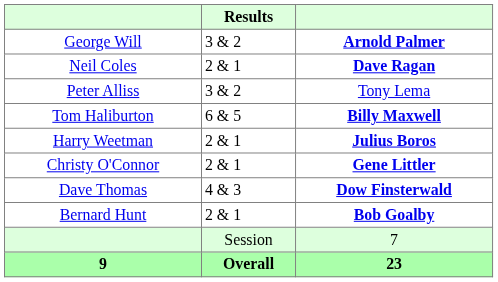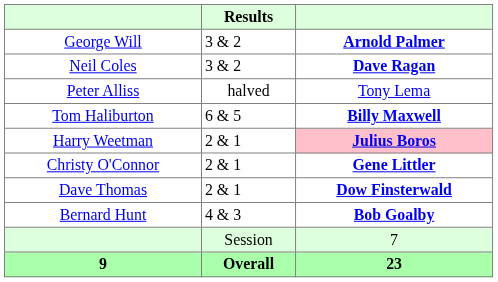(223, 66) 2 & 1 -> (223, 66) 3 & 2
(223, 91) 3 & 2 -> (249, 91) halved
(394, 140) no background -> (394, 140) pink background
(223, 190) 4 & 3 -> (223, 190) 2 & 1
(223, 214) 2 & 1 -> (223, 214) 4 & 3
